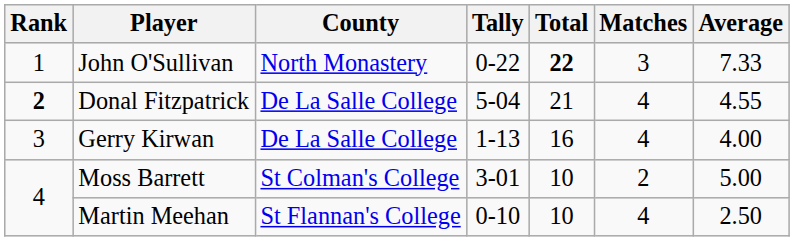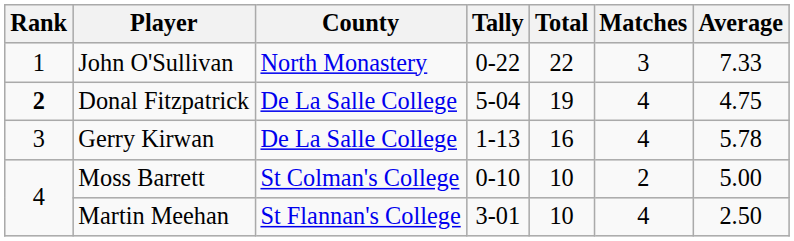(562, 62) bold -> (562, 62) normal
(562, 100) 21 -> (562, 100) 19
(741, 100) 4.55 -> (741, 100) 4.75
(741, 139) 4.00 -> (741, 139) 5.78
(498, 178) 3-01 -> (498, 178) 0-10
(498, 216) 0-10 -> (498, 216) 3-01
